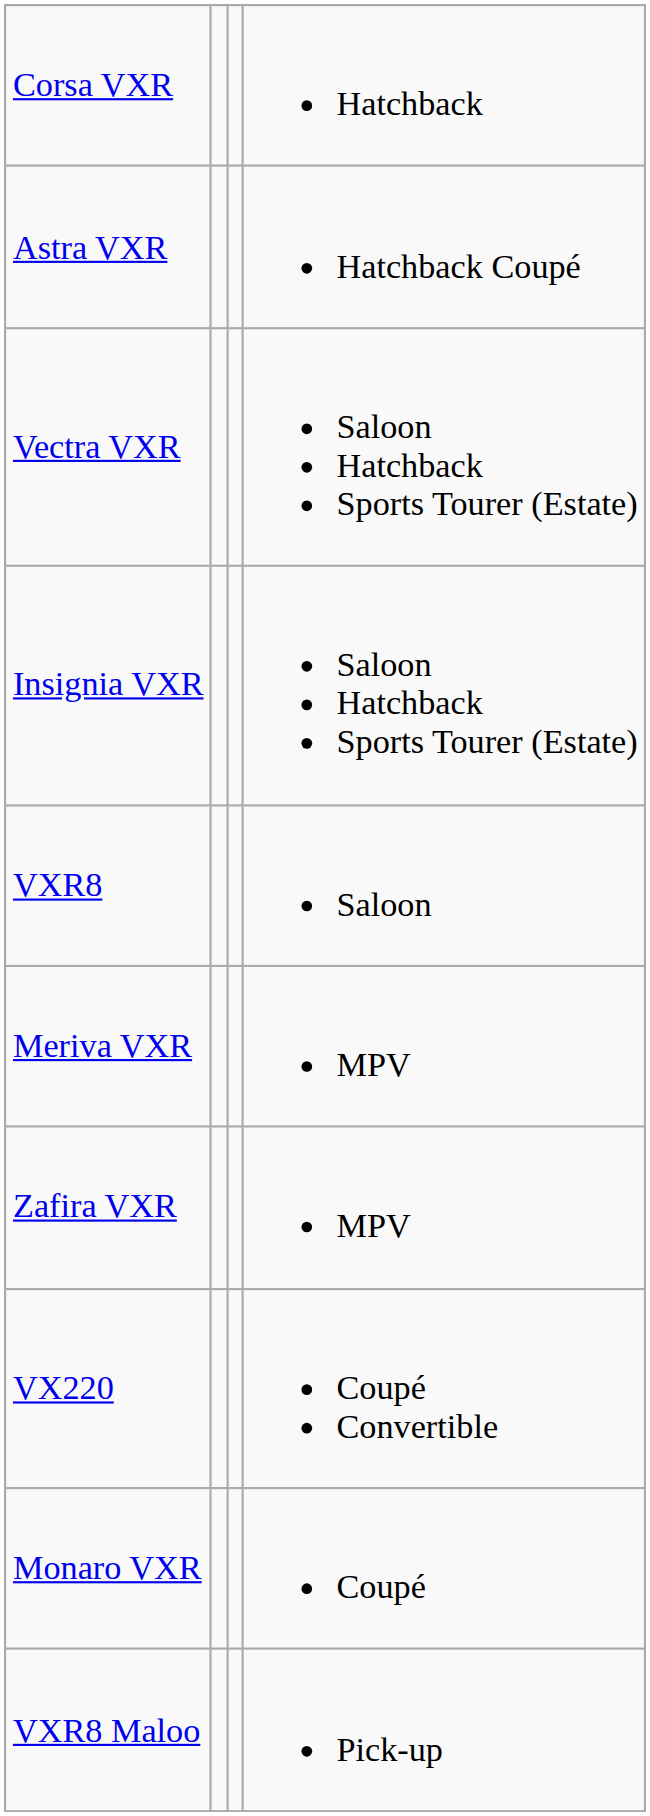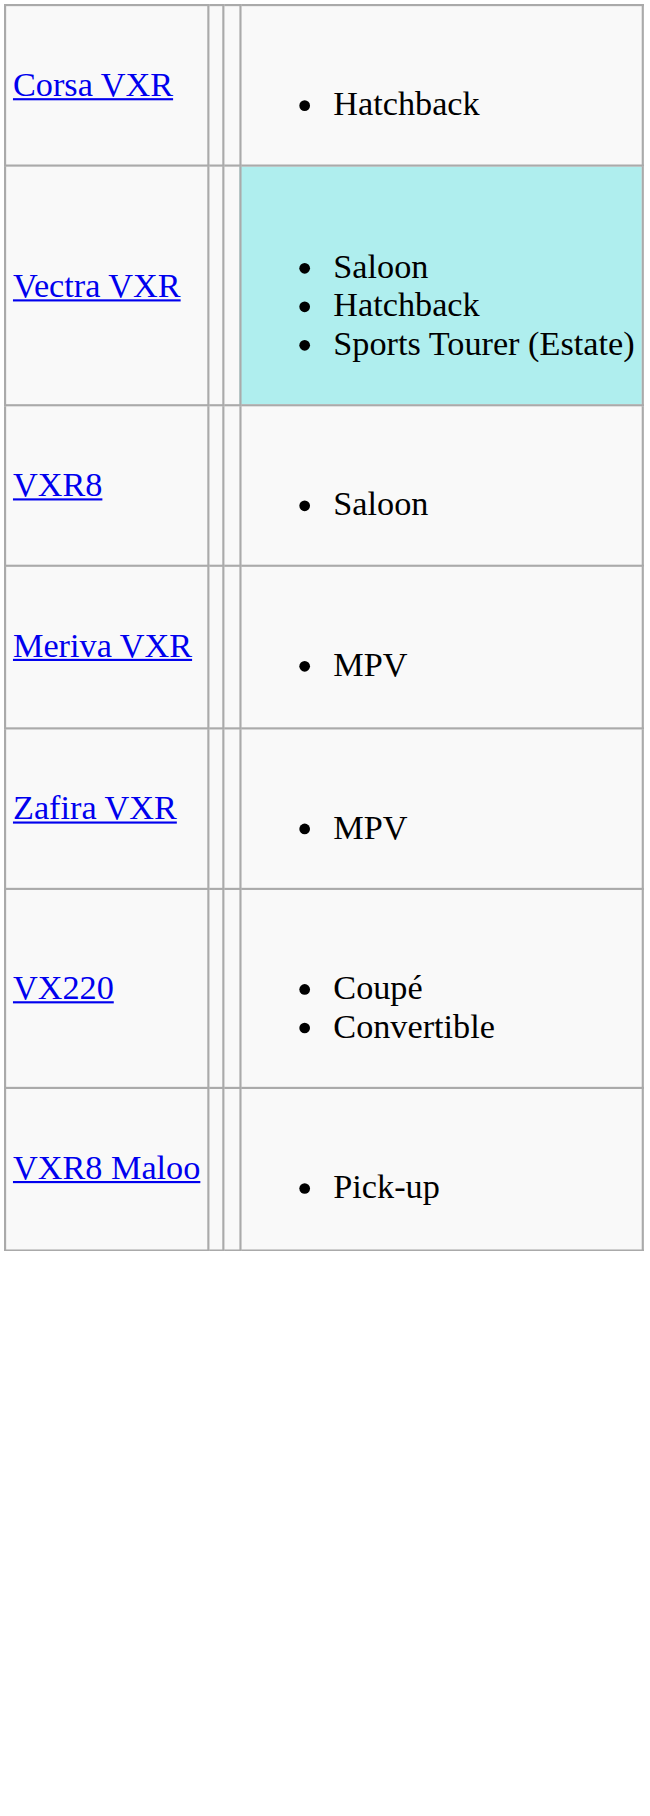- row: (90, 246)
(444, 466) no background -> (441, 305) paleturquoise background
- row: (108, 684)
- row: (107, 1568)
